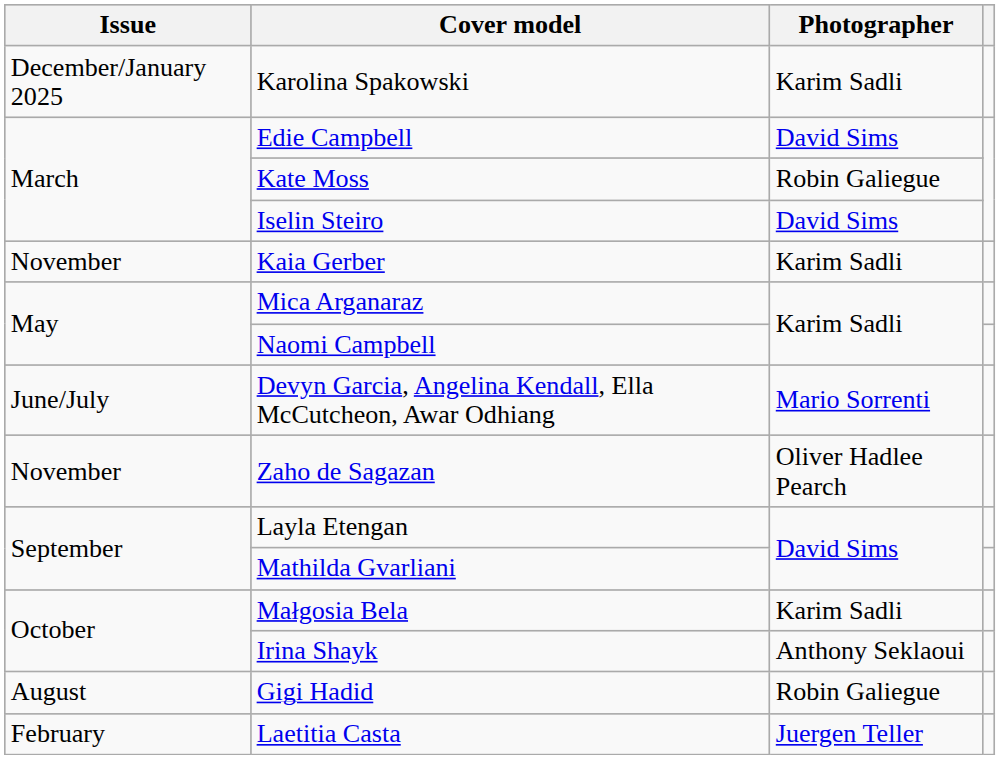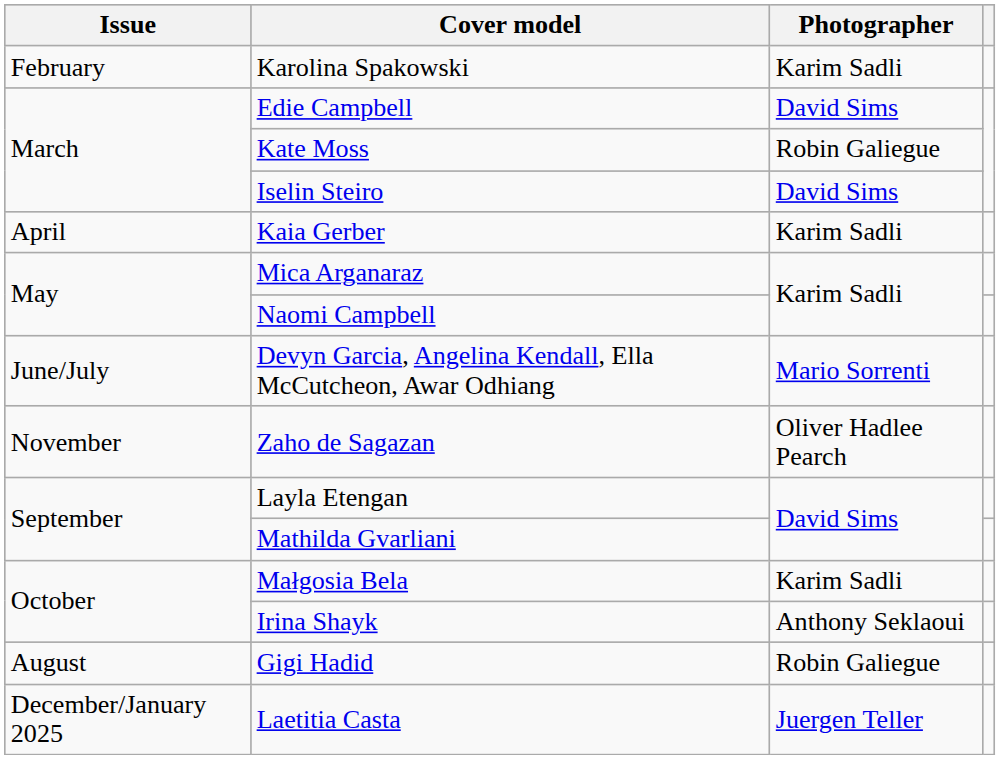(109, 81) December/January 2025 -> (58, 66) February
(66, 261) November -> (38, 231) April
(58, 733) February -> (109, 718) December/January 2025
